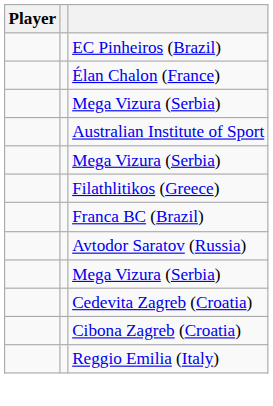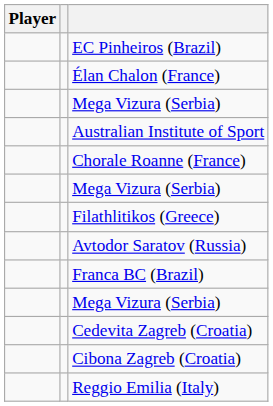+ row: (32, 161)
rows swapped: (32, 245) <-> (32, 217)
